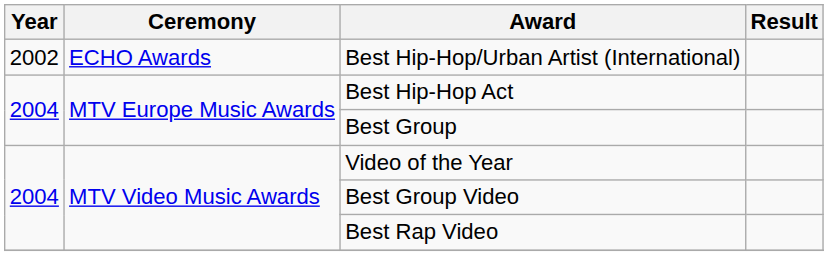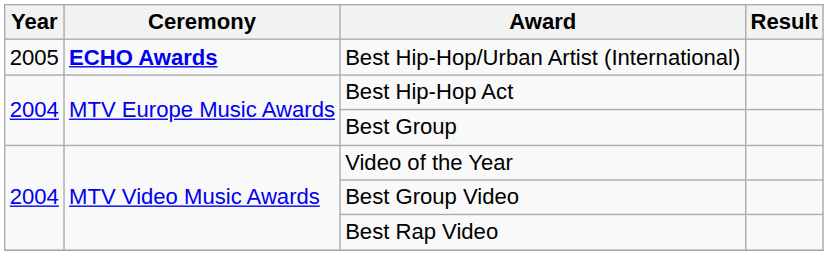(34, 57) 2002 -> (34, 57) 2005
(140, 57) normal -> (143, 57) bold
